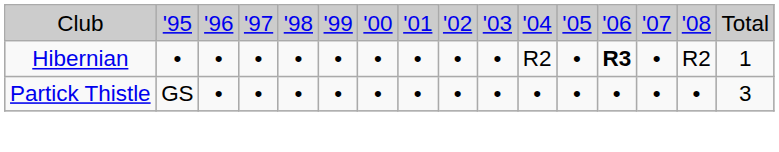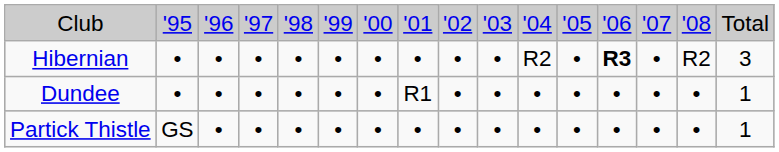(745, 58) 1 -> (745, 58) 3
+ row: (80, 94)
(745, 94) 3 -> (745, 129) 1
